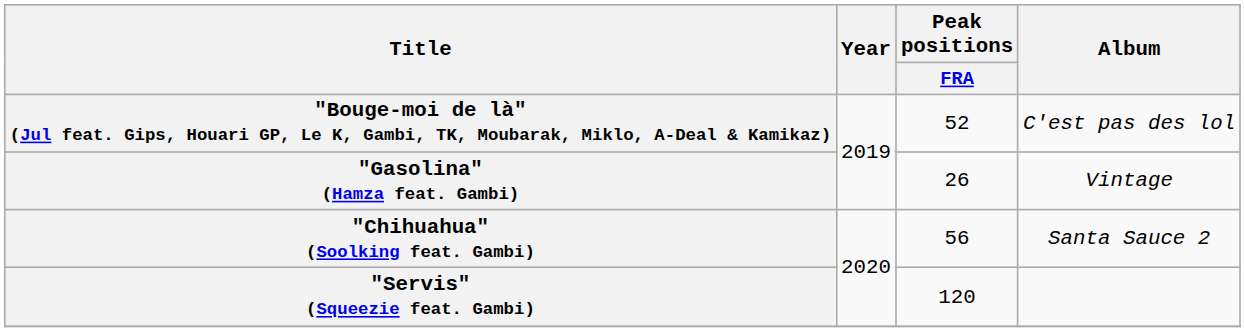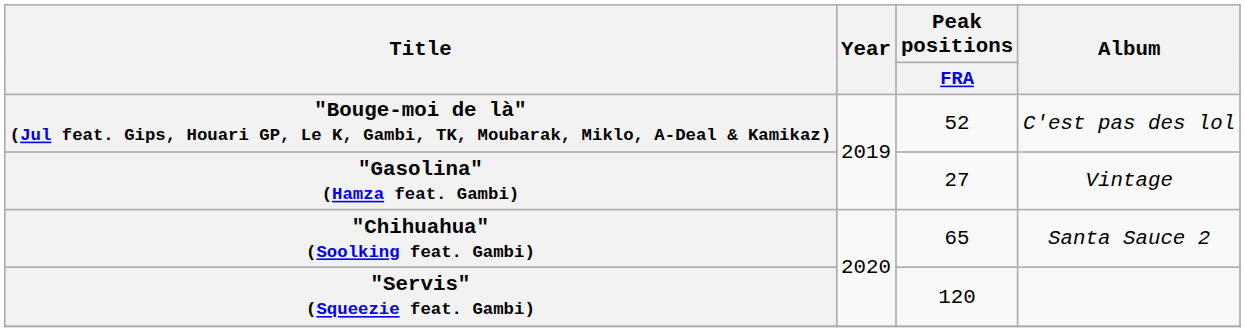(957, 181) 26 -> (957, 181) 27
(957, 239) 56 -> (957, 239) 65
